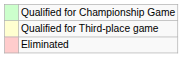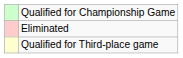rows swapped: (90, 28) <-> (45, 45)
